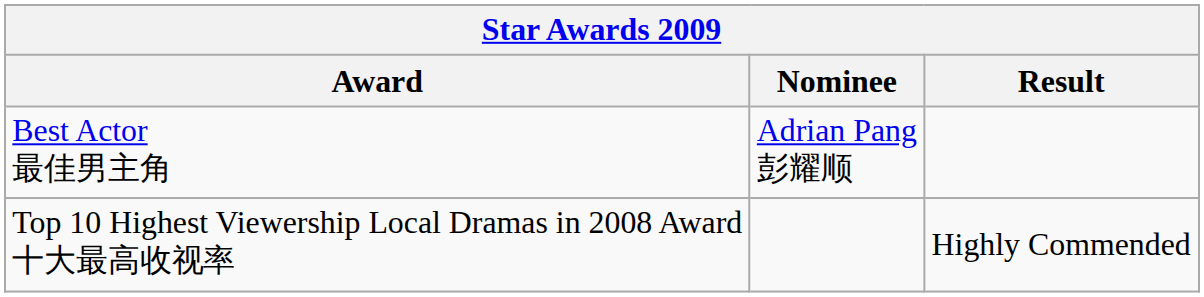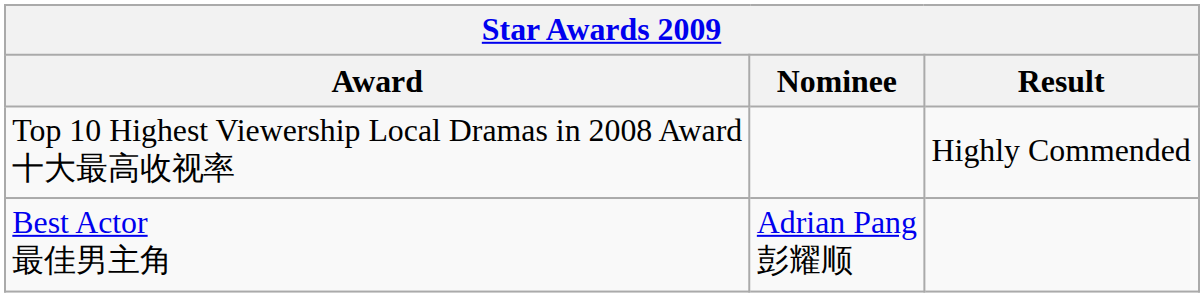rows swapped: (377, 241) <-> (92, 149)
